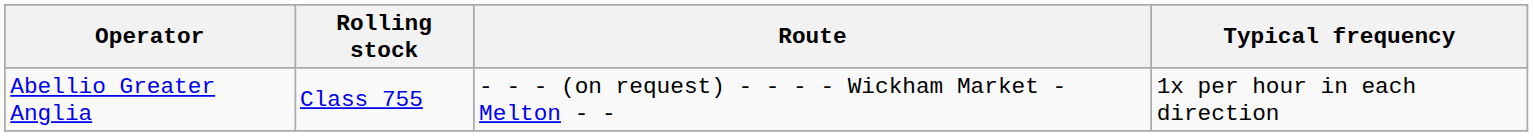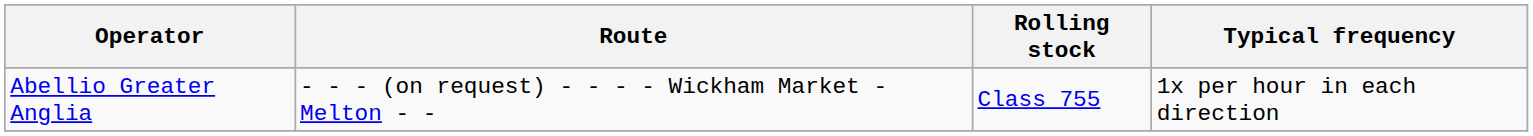columns swapped: (812, 37) <-> (384, 37)
